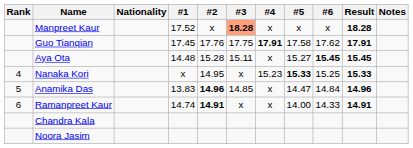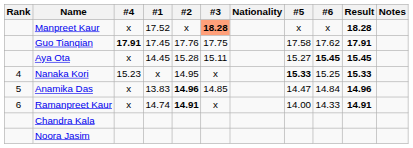columns swapped: (141, 12) <-> (270, 12)
(183, 58) 14.48 -> (158, 58) 14.45
